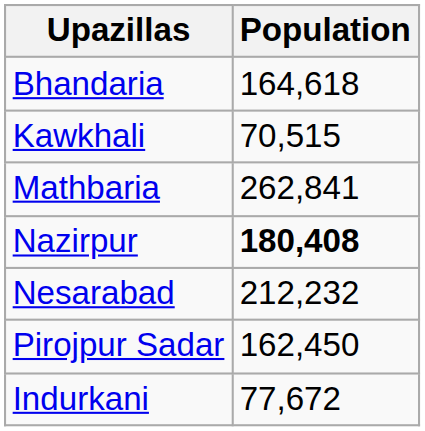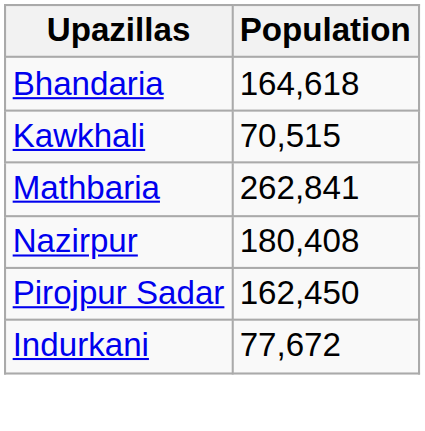(300, 240) bold -> (300, 240) normal
- row: (94, 293)
